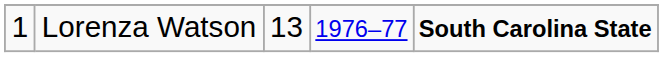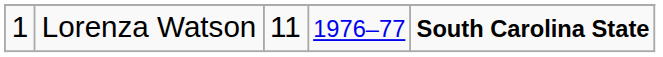(286, 27) 13 -> (285, 27) 11
